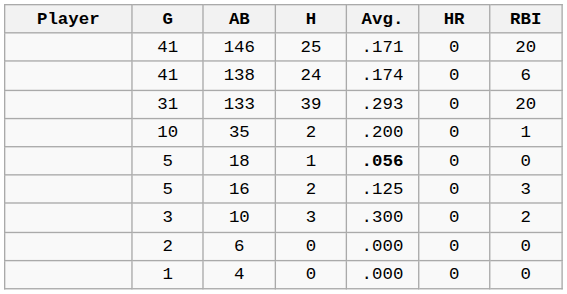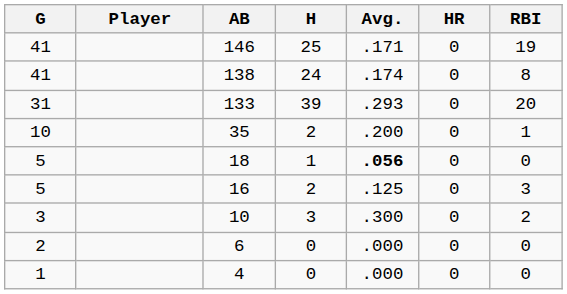columns swapped: (68, 19) <-> (168, 19)
(526, 47) 20 -> (526, 47) 19
(526, 76) 6 -> (526, 76) 8
